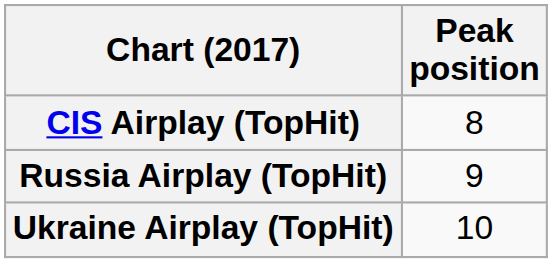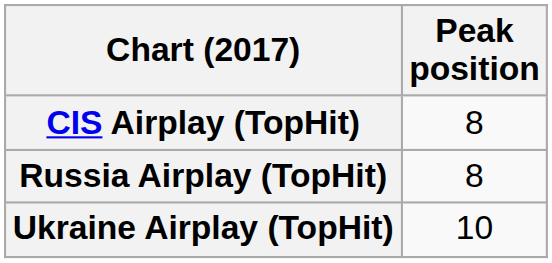(474, 175) 9 -> (474, 175) 8
